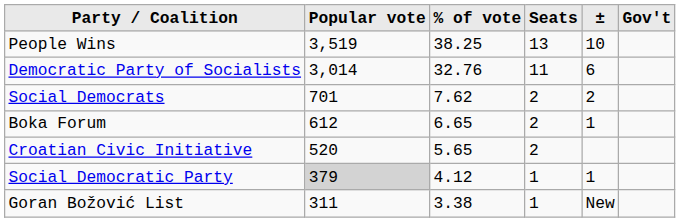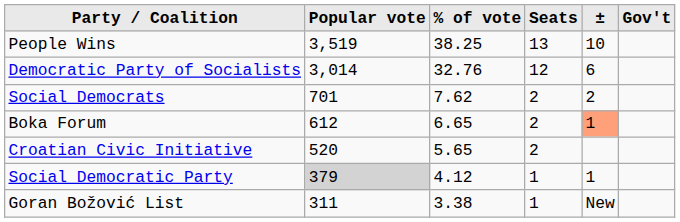(539, 71) 11 -> (539, 71) 12
(590, 124) no background -> (590, 124) lightsalmon background
